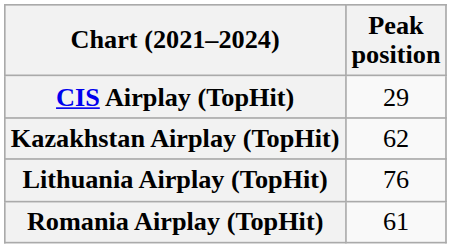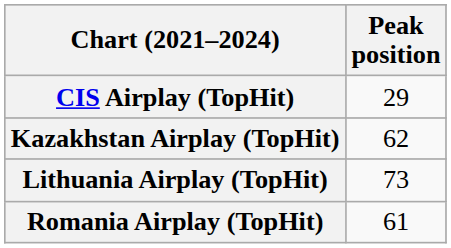(396, 179) 76 -> (396, 179) 73
